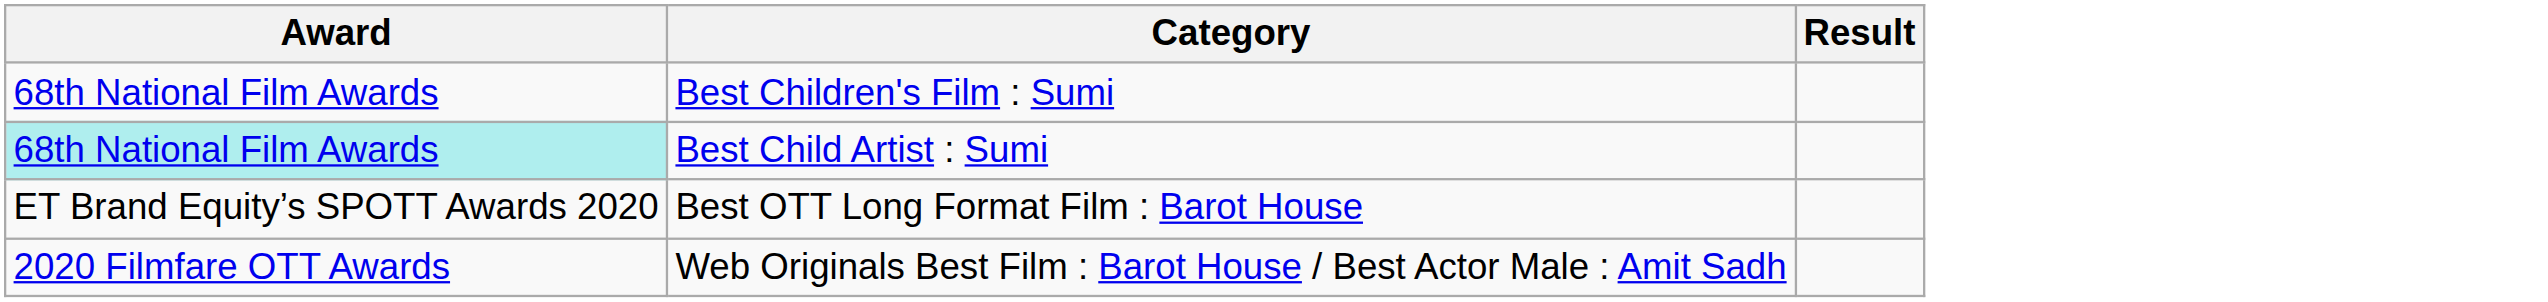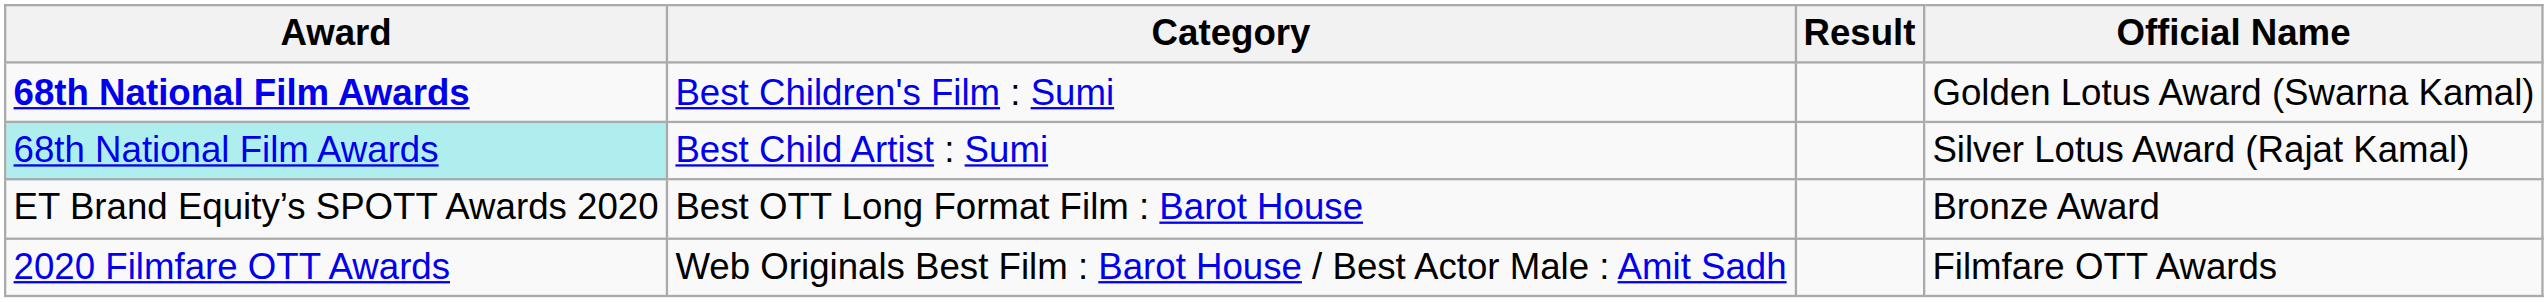+ column: (2233, 33)
(226, 91) normal -> (242, 91) bold
